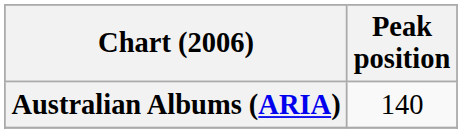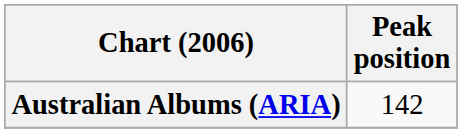(402, 104) 140 -> (402, 104) 142
